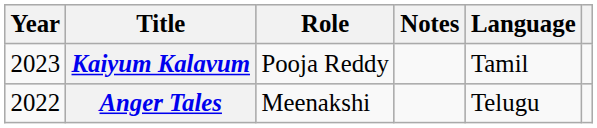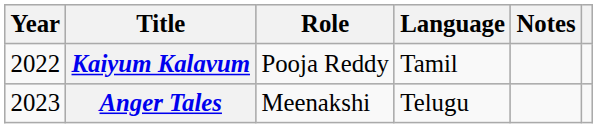columns swapped: (523, 24) <-> (430, 24)
(35, 63) 2023 -> (35, 63) 2022
(35, 102) 2022 -> (35, 102) 2023
